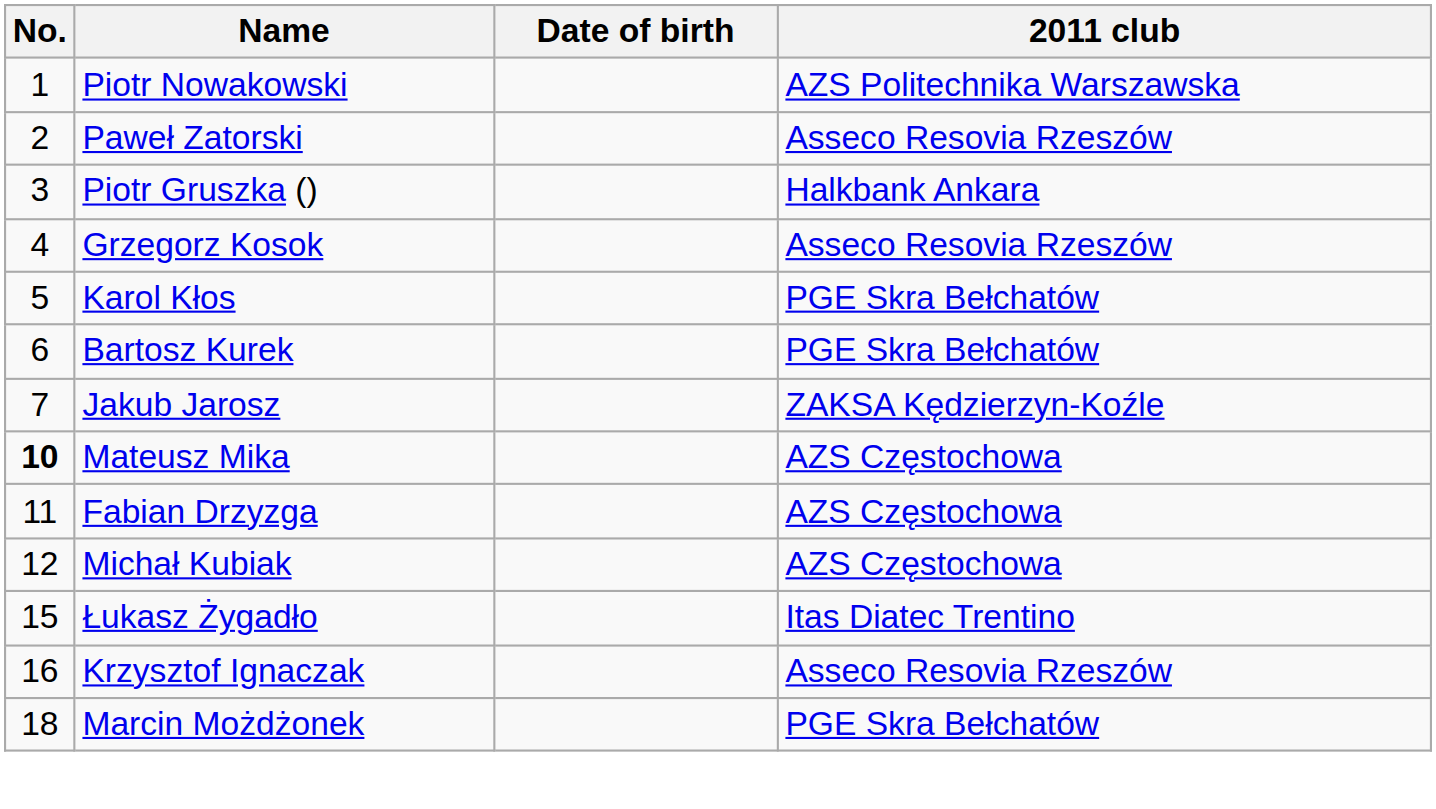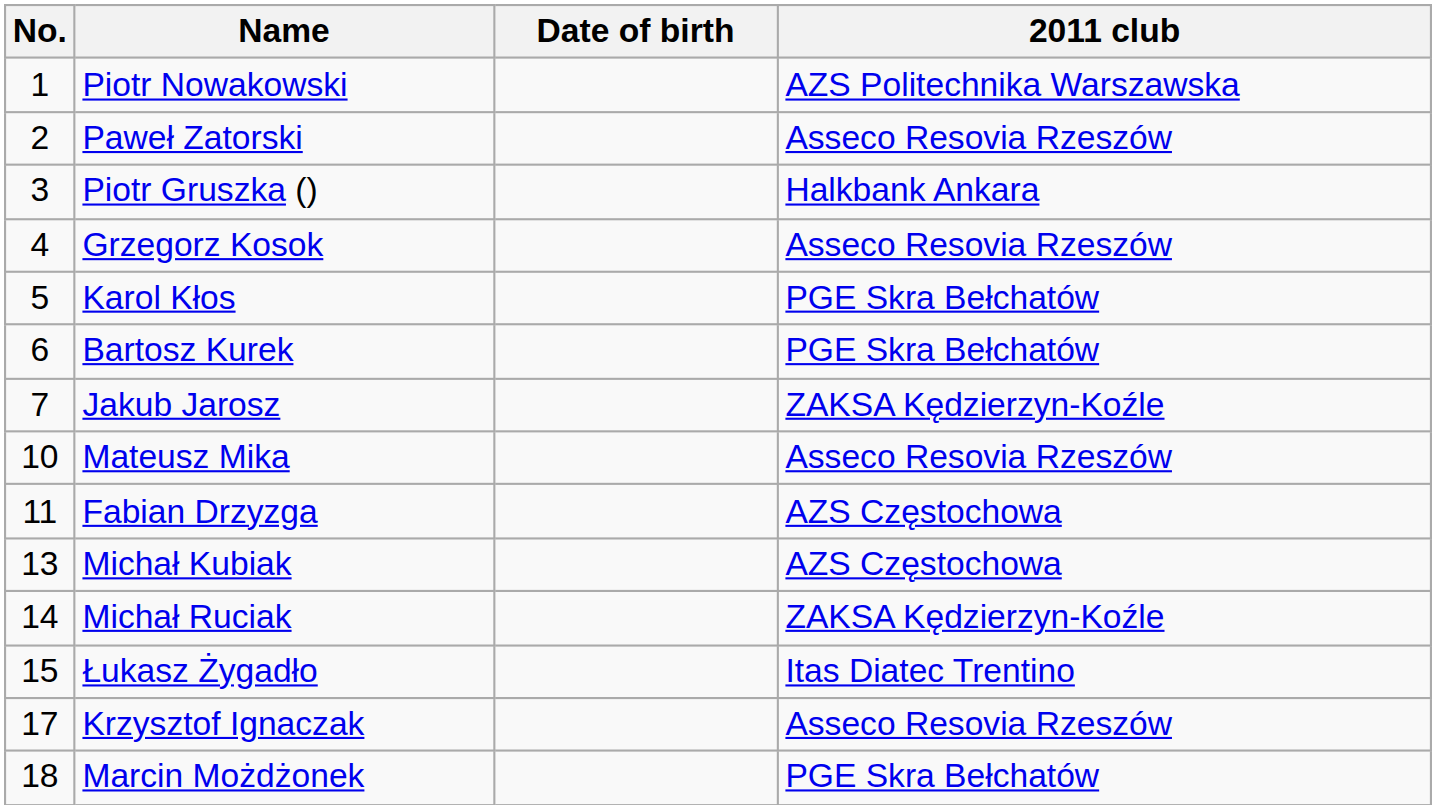(40, 457) bold -> (40, 457) normal
(924, 457) AZS Częstochowa -> (979, 457) Asseco Resovia Rzeszów
(40, 564) 12 -> (40, 564) 13
+ row: (187, 617)
(40, 670) 16 -> (40, 723) 17
